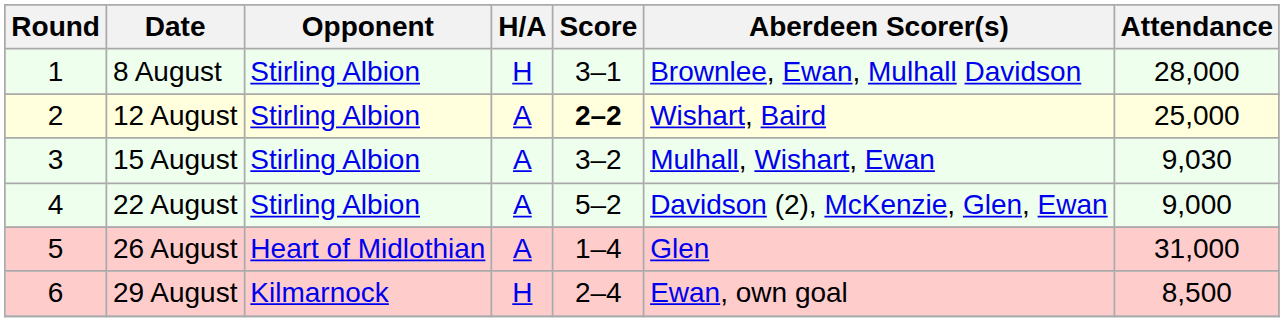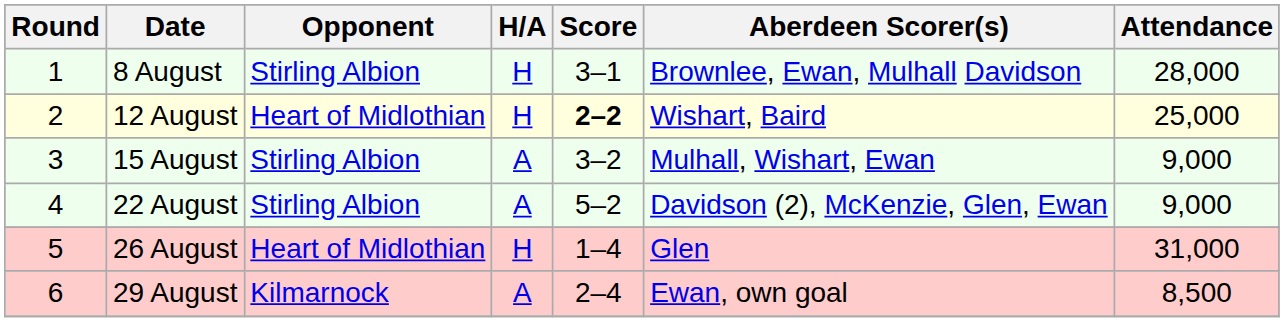(335, 115) Stirling Albion -> (368, 115) Heart of Midlothian
(522, 115) A -> (522, 115) H
(1197, 159) 9,030 -> (1197, 159) 9,000
(522, 248) A -> (522, 248) H
(522, 293) H -> (522, 293) A
